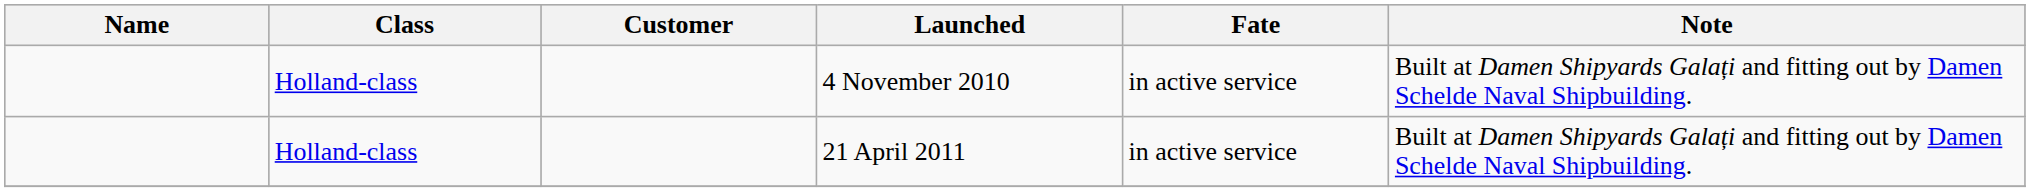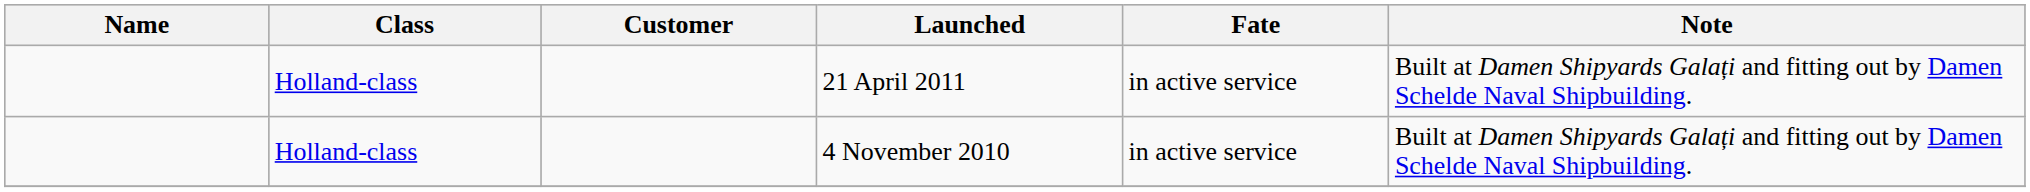rows swapped: (916, 80) <-> (894, 151)
